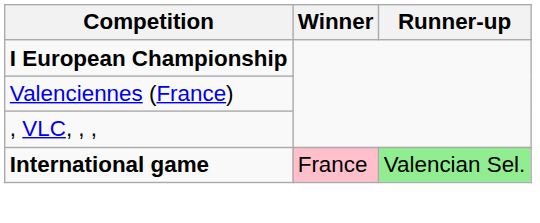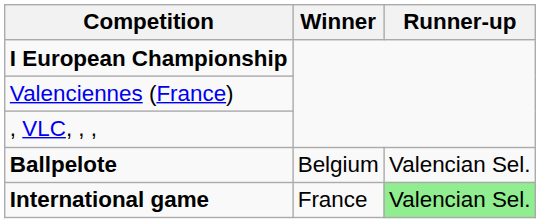+ row: (63, 164)
(333, 164) pink background -> (333, 199) no background
